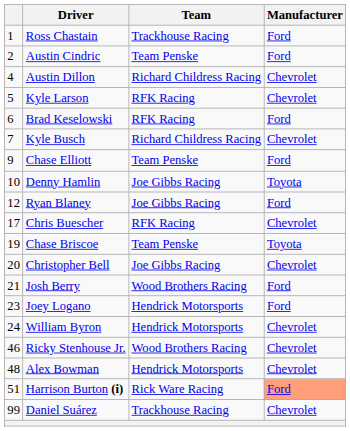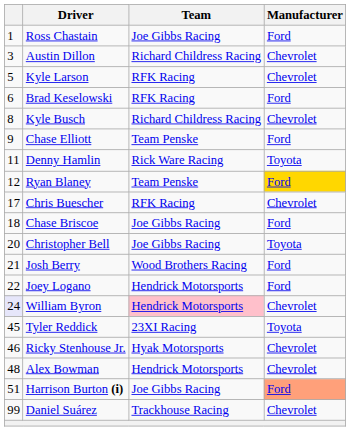(180, 35) Trackhouse Racing -> (176, 35) Joe Gibbs Racing
- row: (63, 56)
(10, 77) 4 -> (10, 56) 3
(10, 139) 7 -> (10, 119) 8
(14, 181) 10 -> (13, 160) 11
(176, 181) Joe Gibbs Racing -> (177, 160) Rick Ware Racing
(176, 202) Joe Gibbs Racing -> (165, 181) Team Penske
(279, 202) no background -> (279, 181) gold background
(14, 243) 19 -> (14, 223) 18
(165, 243) Team Penske -> (176, 223) Joe Gibbs Racing
(284, 243) Toyota -> (279, 223) Ford
(292, 264) Chevrolet -> (284, 243) Toyota
(14, 306) 23 -> (14, 285) 22
(14, 327) no background -> (14, 306) lavender background
(187, 327) no background -> (187, 306) pink background
+ row: (62, 327)
(189, 347) Wood Brothers Racing -> (178, 347) Hyak Motorsports
(177, 389) Rick Ware Racing -> (176, 389) Joe Gibbs Racing
